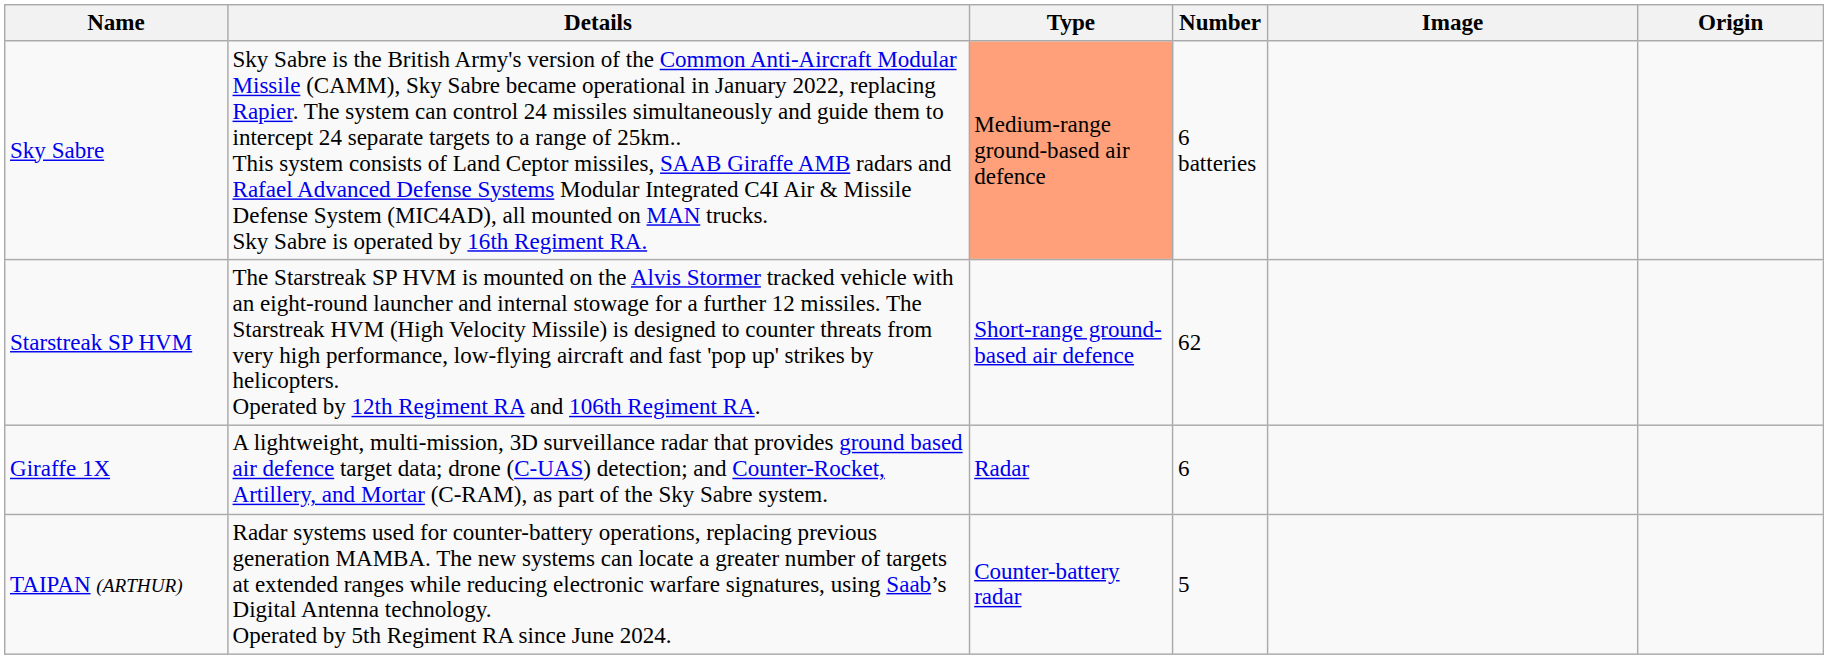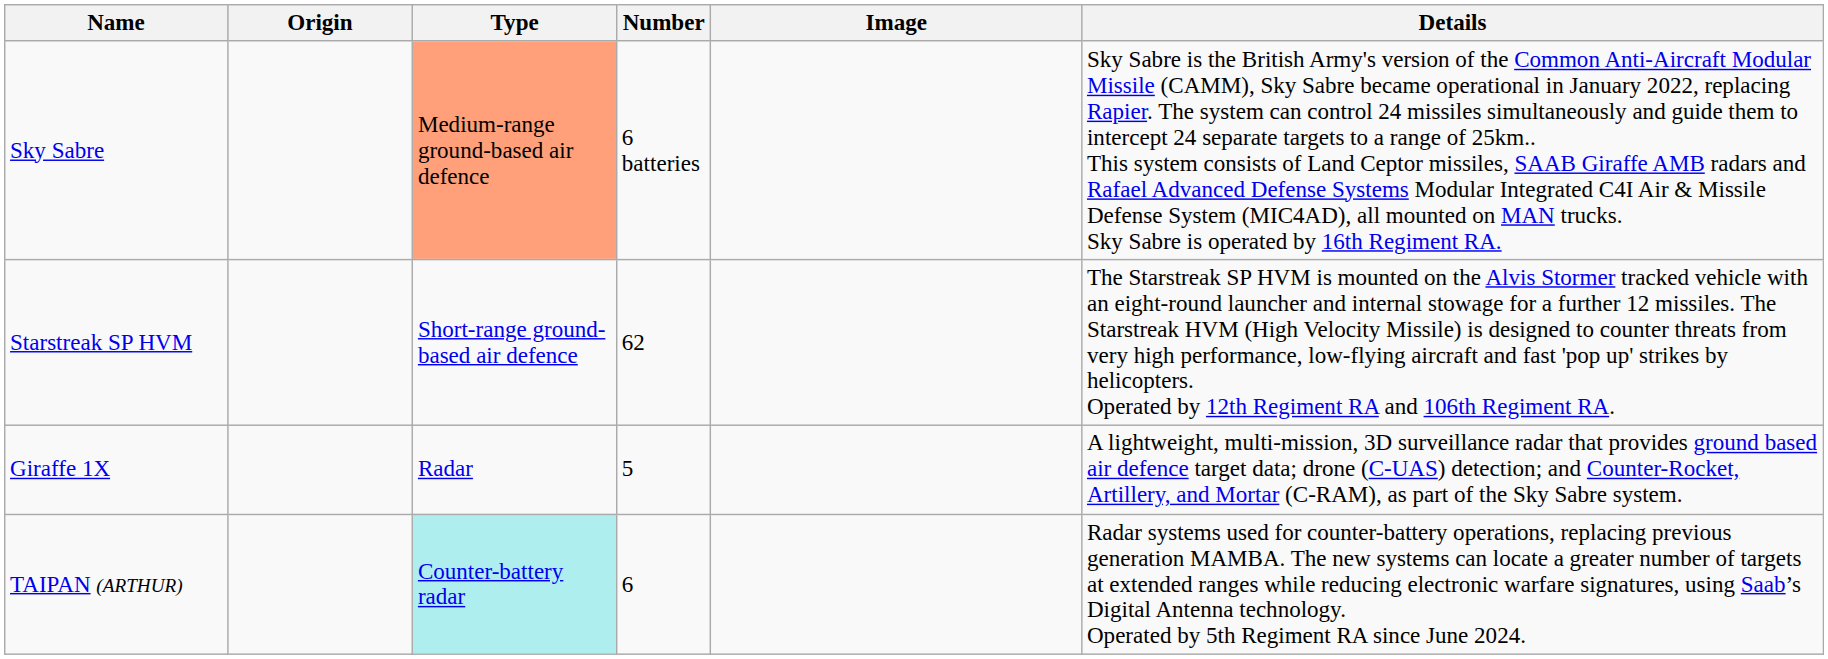columns swapped: (1731, 22) <-> (598, 22)
(1184, 469) 6 -> (628, 469) 5
(1047, 583) no background -> (491, 583) paleturquoise background
(1184, 583) 5 -> (628, 583) 6
